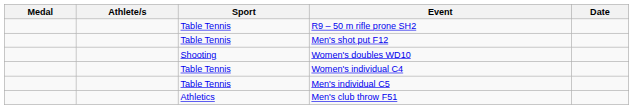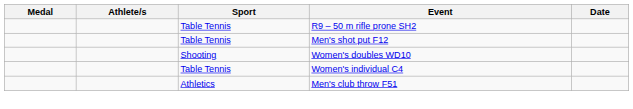- row: (351, 84)
